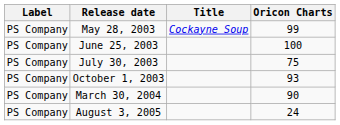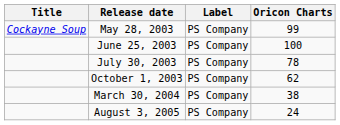columns swapped: (209, 13) <-> (37, 13)
(293, 62) 75 -> (293, 62) 78
(293, 79) 93 -> (293, 79) 62
(293, 95) 90 -> (293, 95) 38
